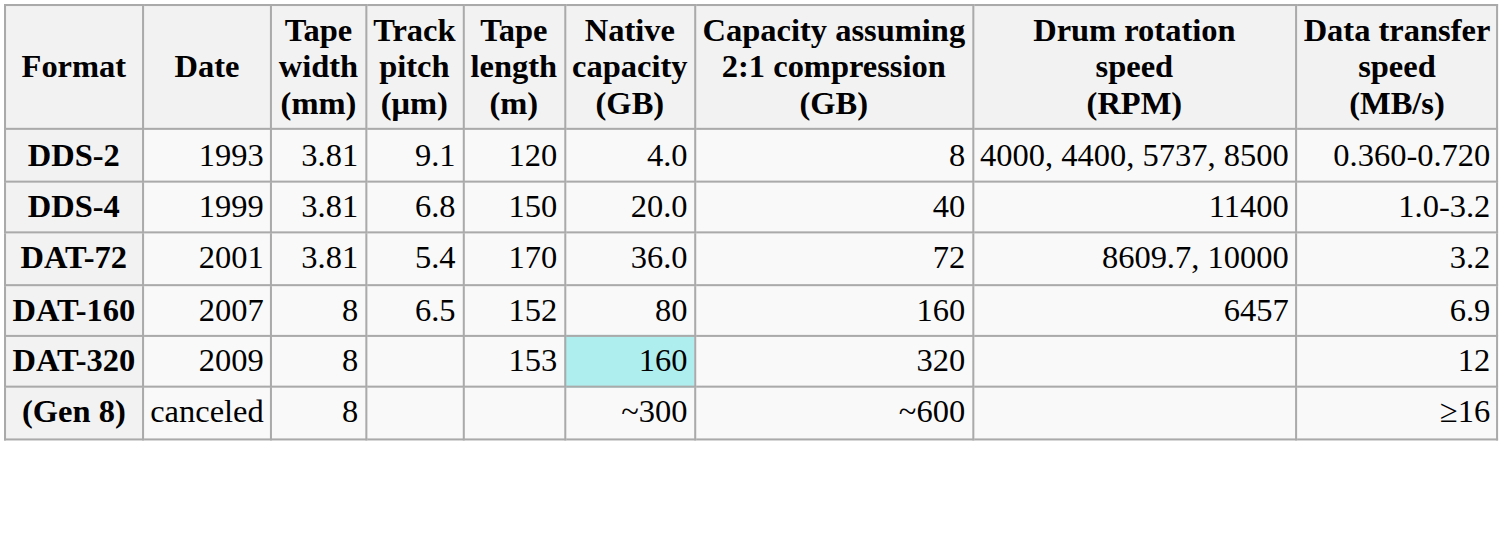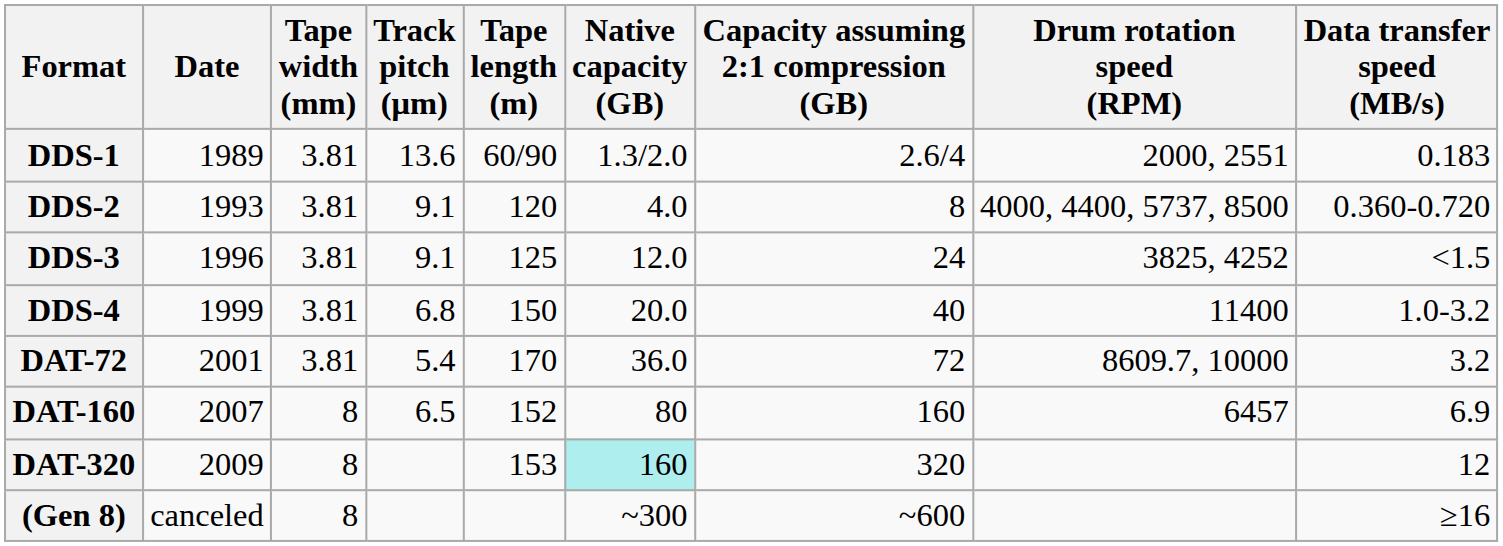+ row: (74, 154)
+ row: (74, 257)
